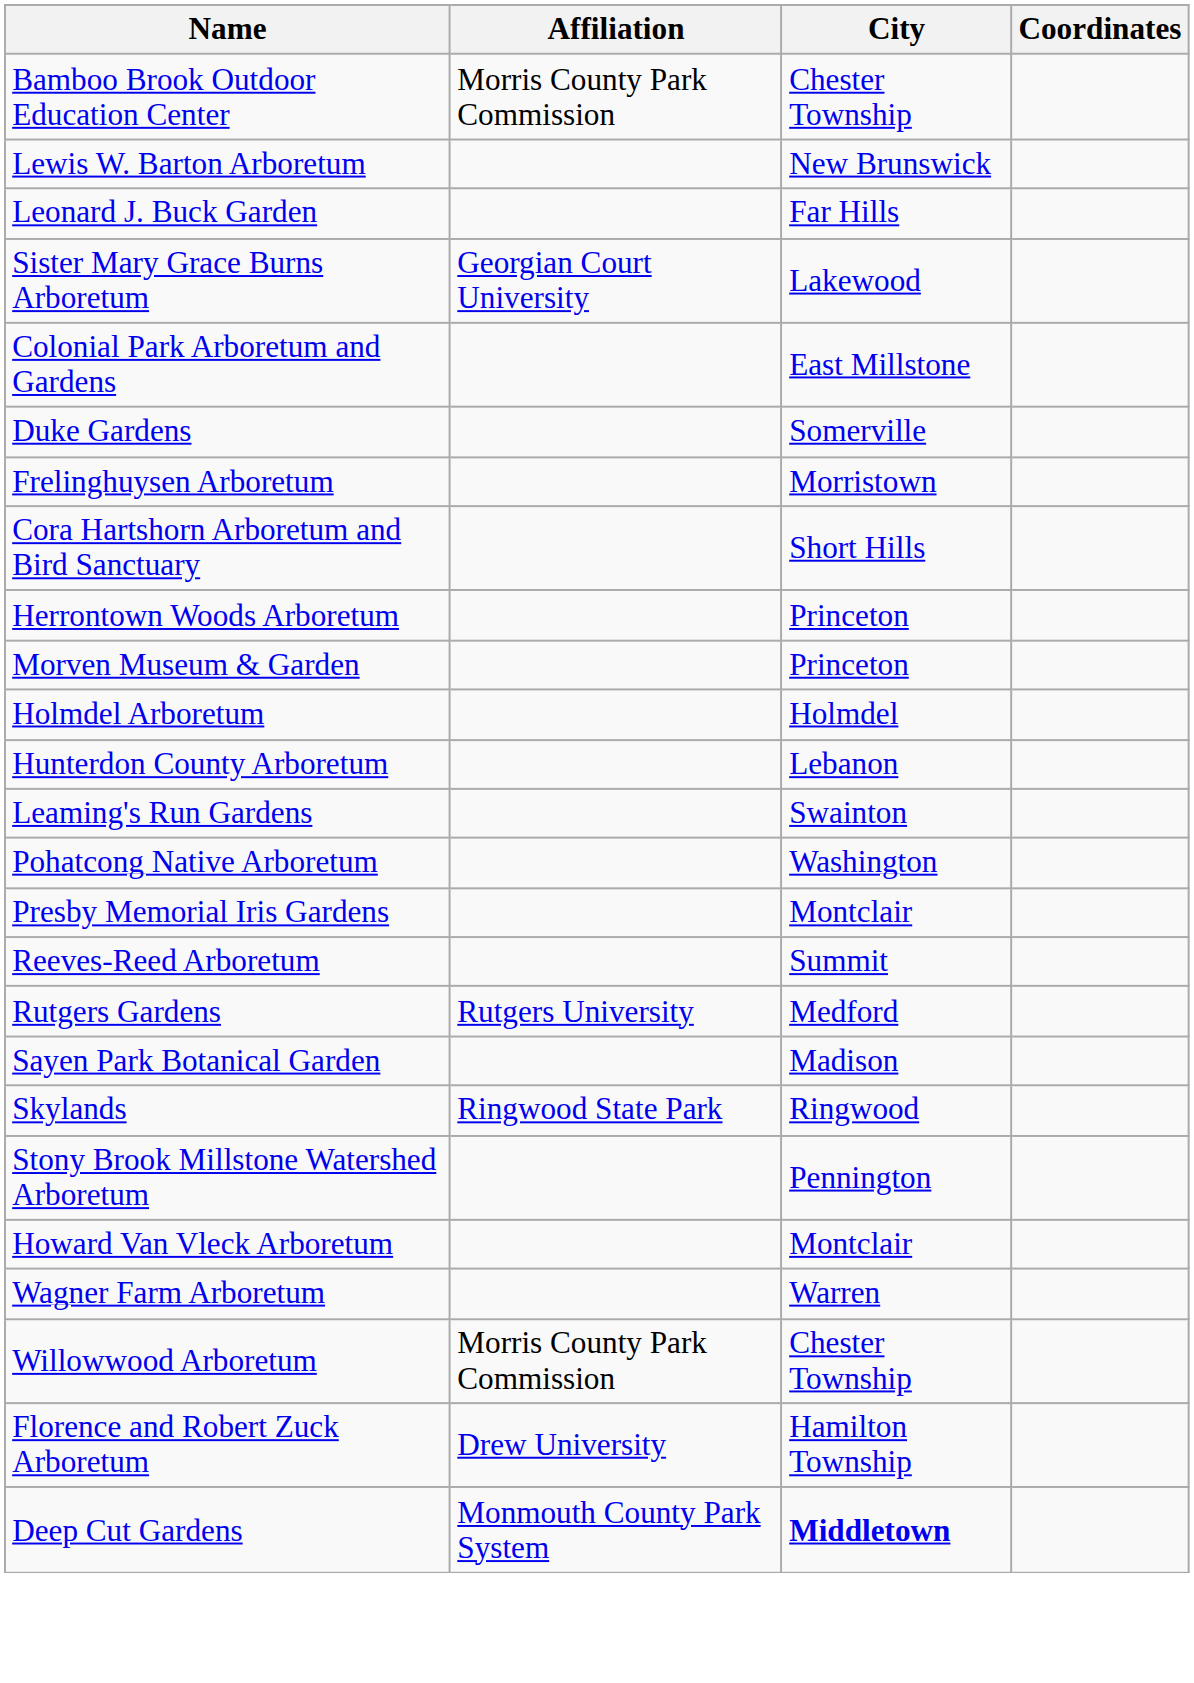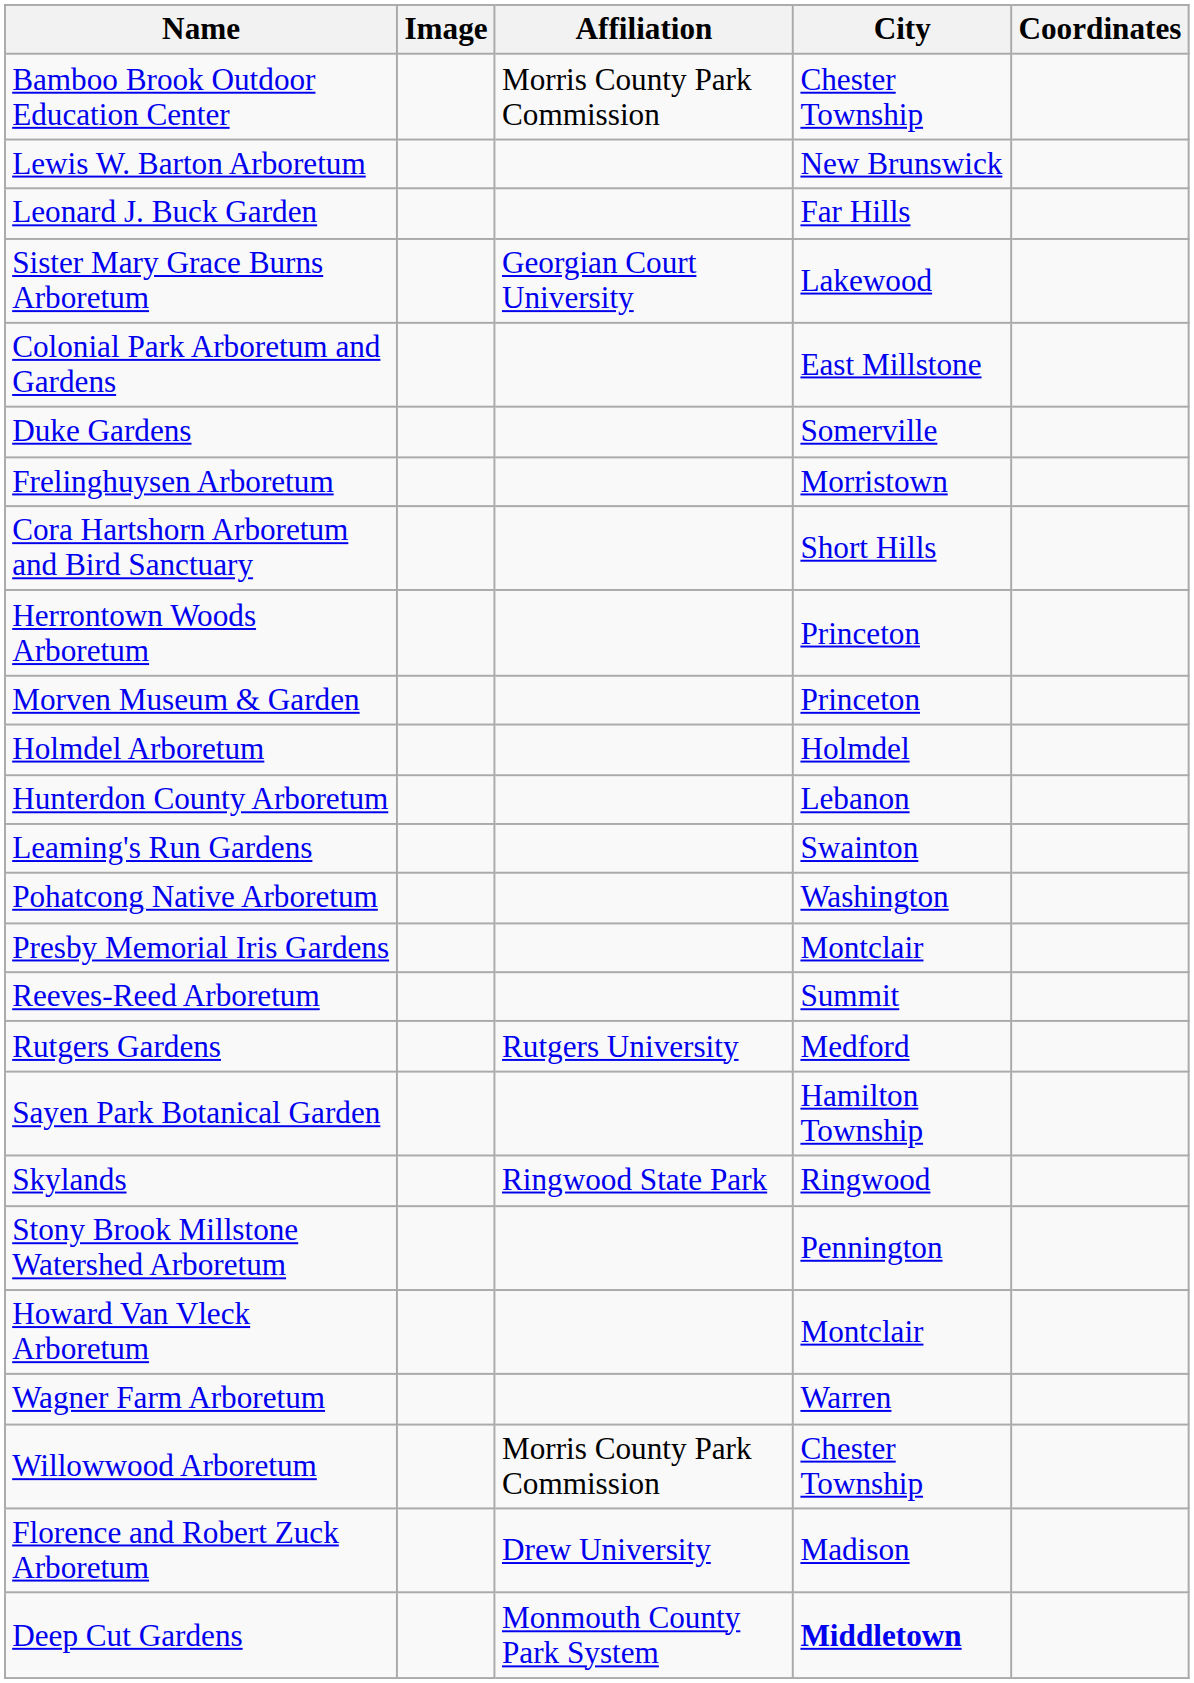+ column: (446, 29)
(844, 1060) Madison -> (862, 1112) Hamilton Township
(850, 1444) Hamilton Township -> (855, 1550) Madison
